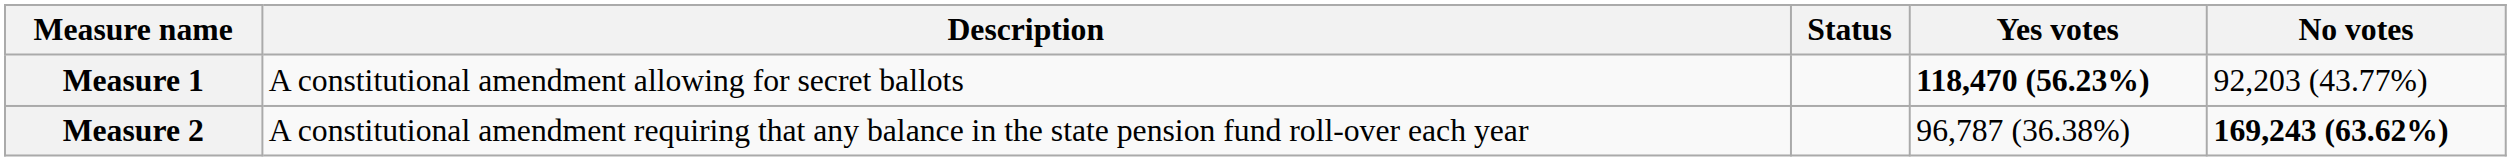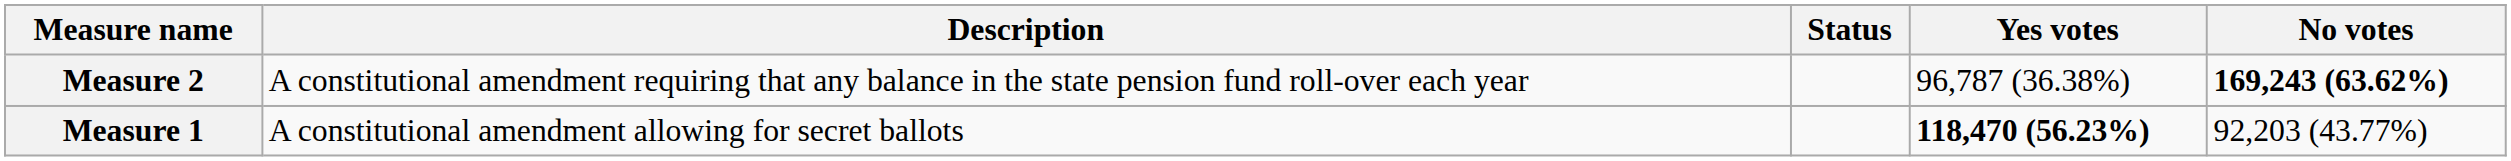rows swapped: (133, 79) <-> (133, 130)
